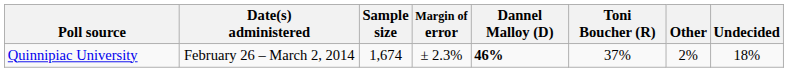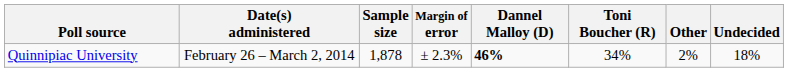(386, 55) 1,674 -> (386, 55) 1,878
(617, 55) 37% -> (617, 55) 34%
